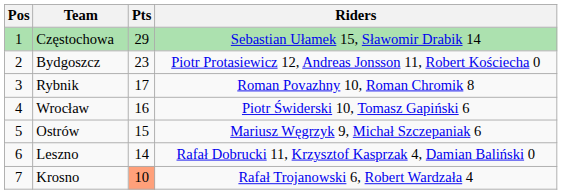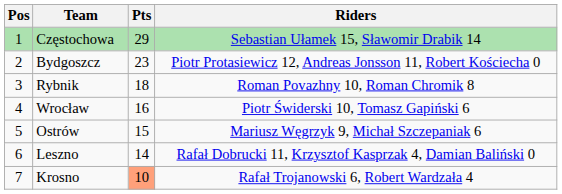(142, 85) 17 -> (142, 85) 18
